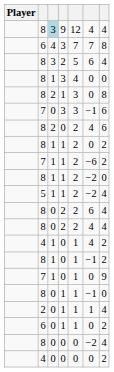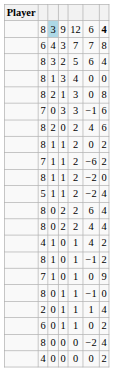(91, 29) 4 -> (91, 29) 6
(104, 29) normal -> (104, 29) bold
